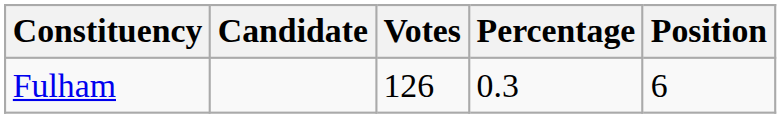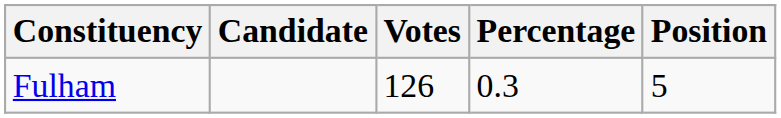(659, 84) 6 -> (659, 84) 5
